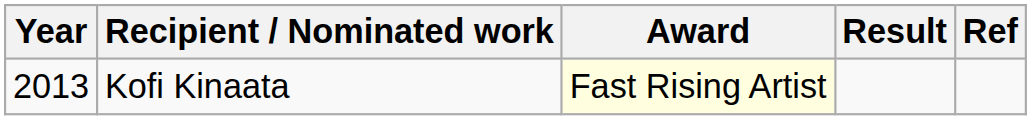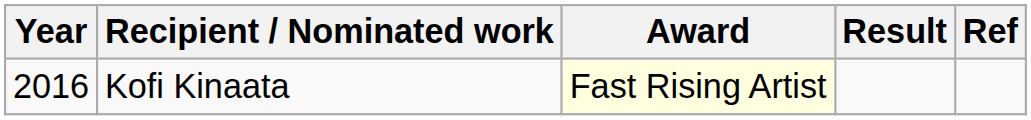(51, 85) 2013 -> (51, 85) 2016
